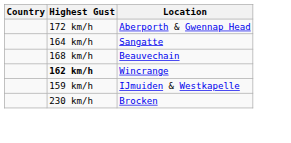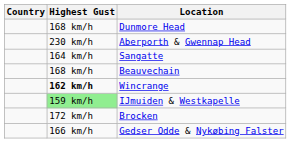+ row: (152, 27)
(71, 27) 172 km/h -> (71, 41) 230 km/h
(71, 86) no background -> (71, 101) lightgreen background
(71, 101) 230 km/h -> (71, 116) 172 km/h
+ row: (201, 130)
